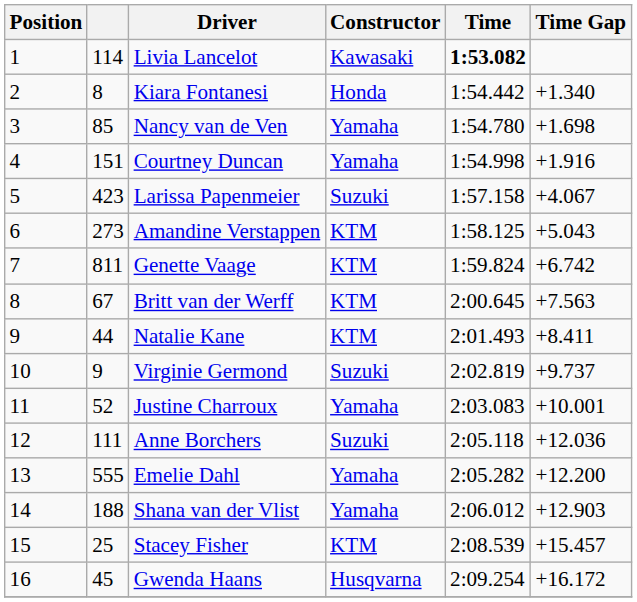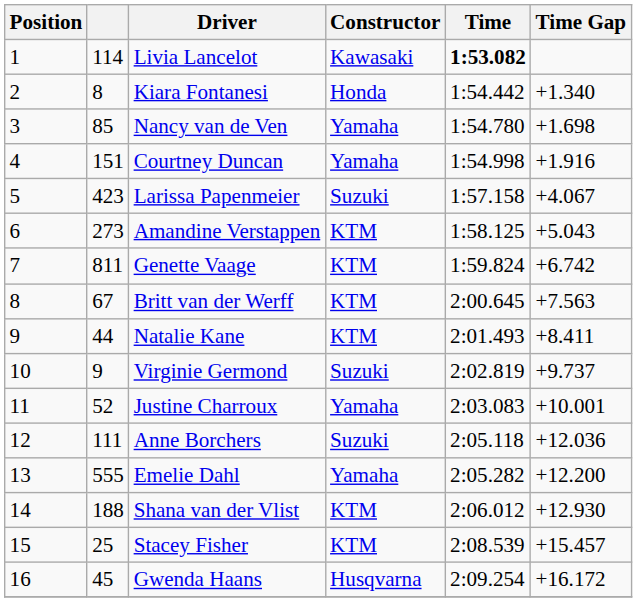(364, 509) Yamaha -> (354, 509) KTM
(571, 509) +12.903 -> (571, 509) +12.930
